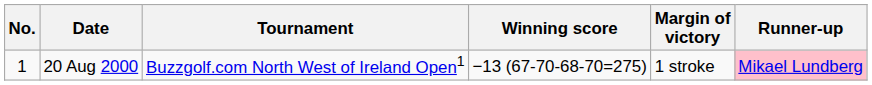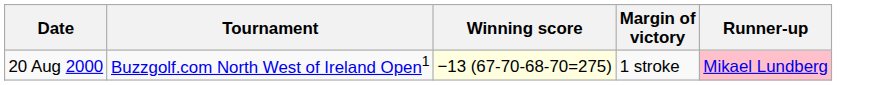- column: (22, 28)
(560, 65) no background -> (525, 65) lightyellow background
